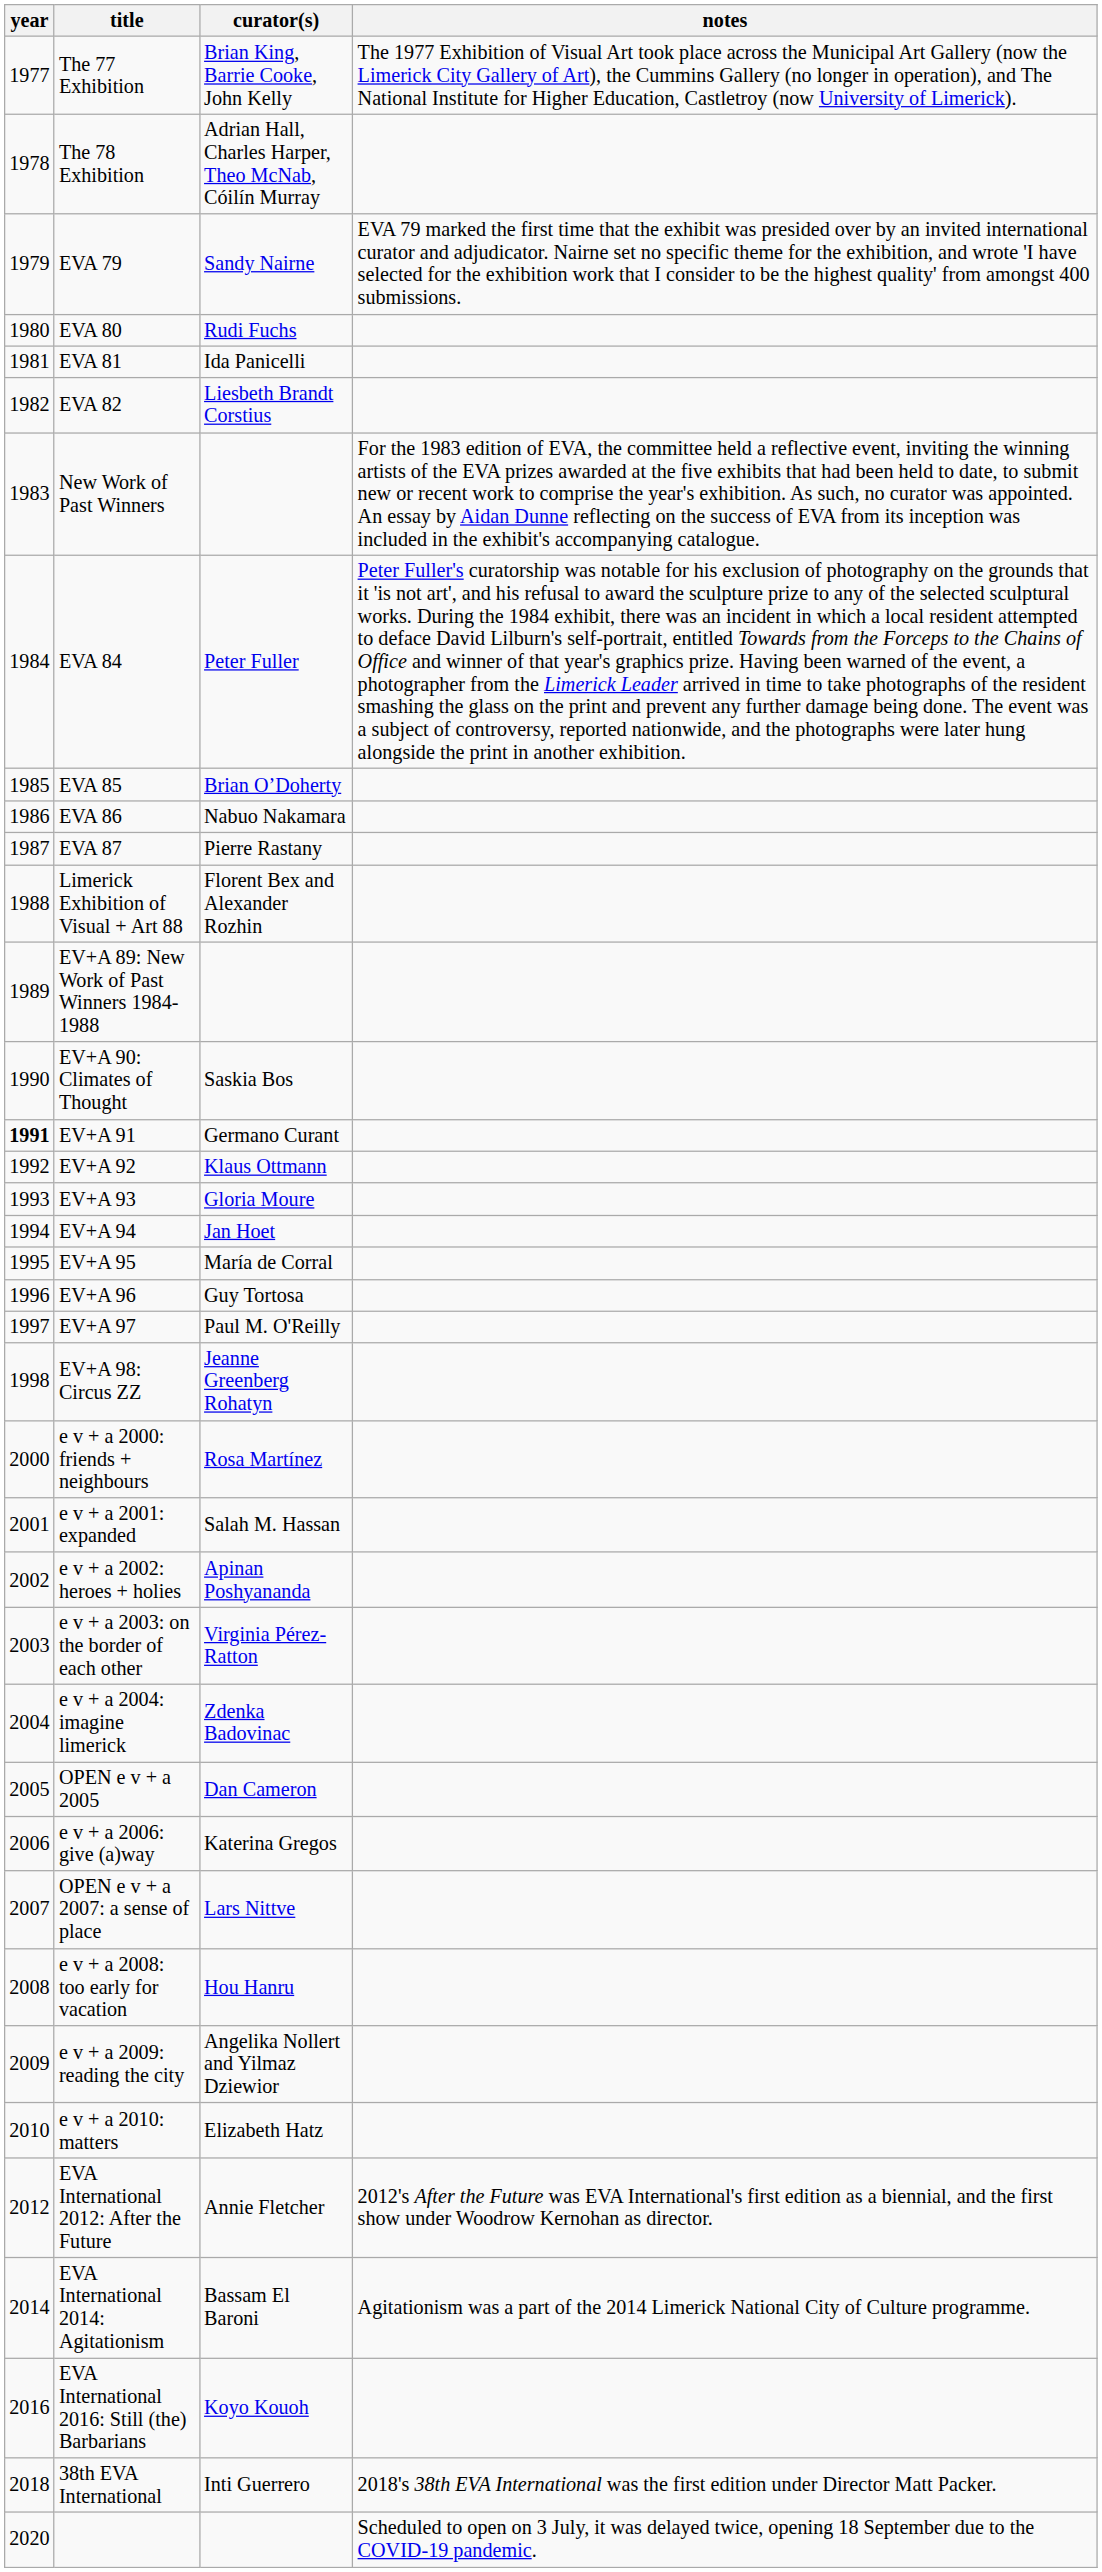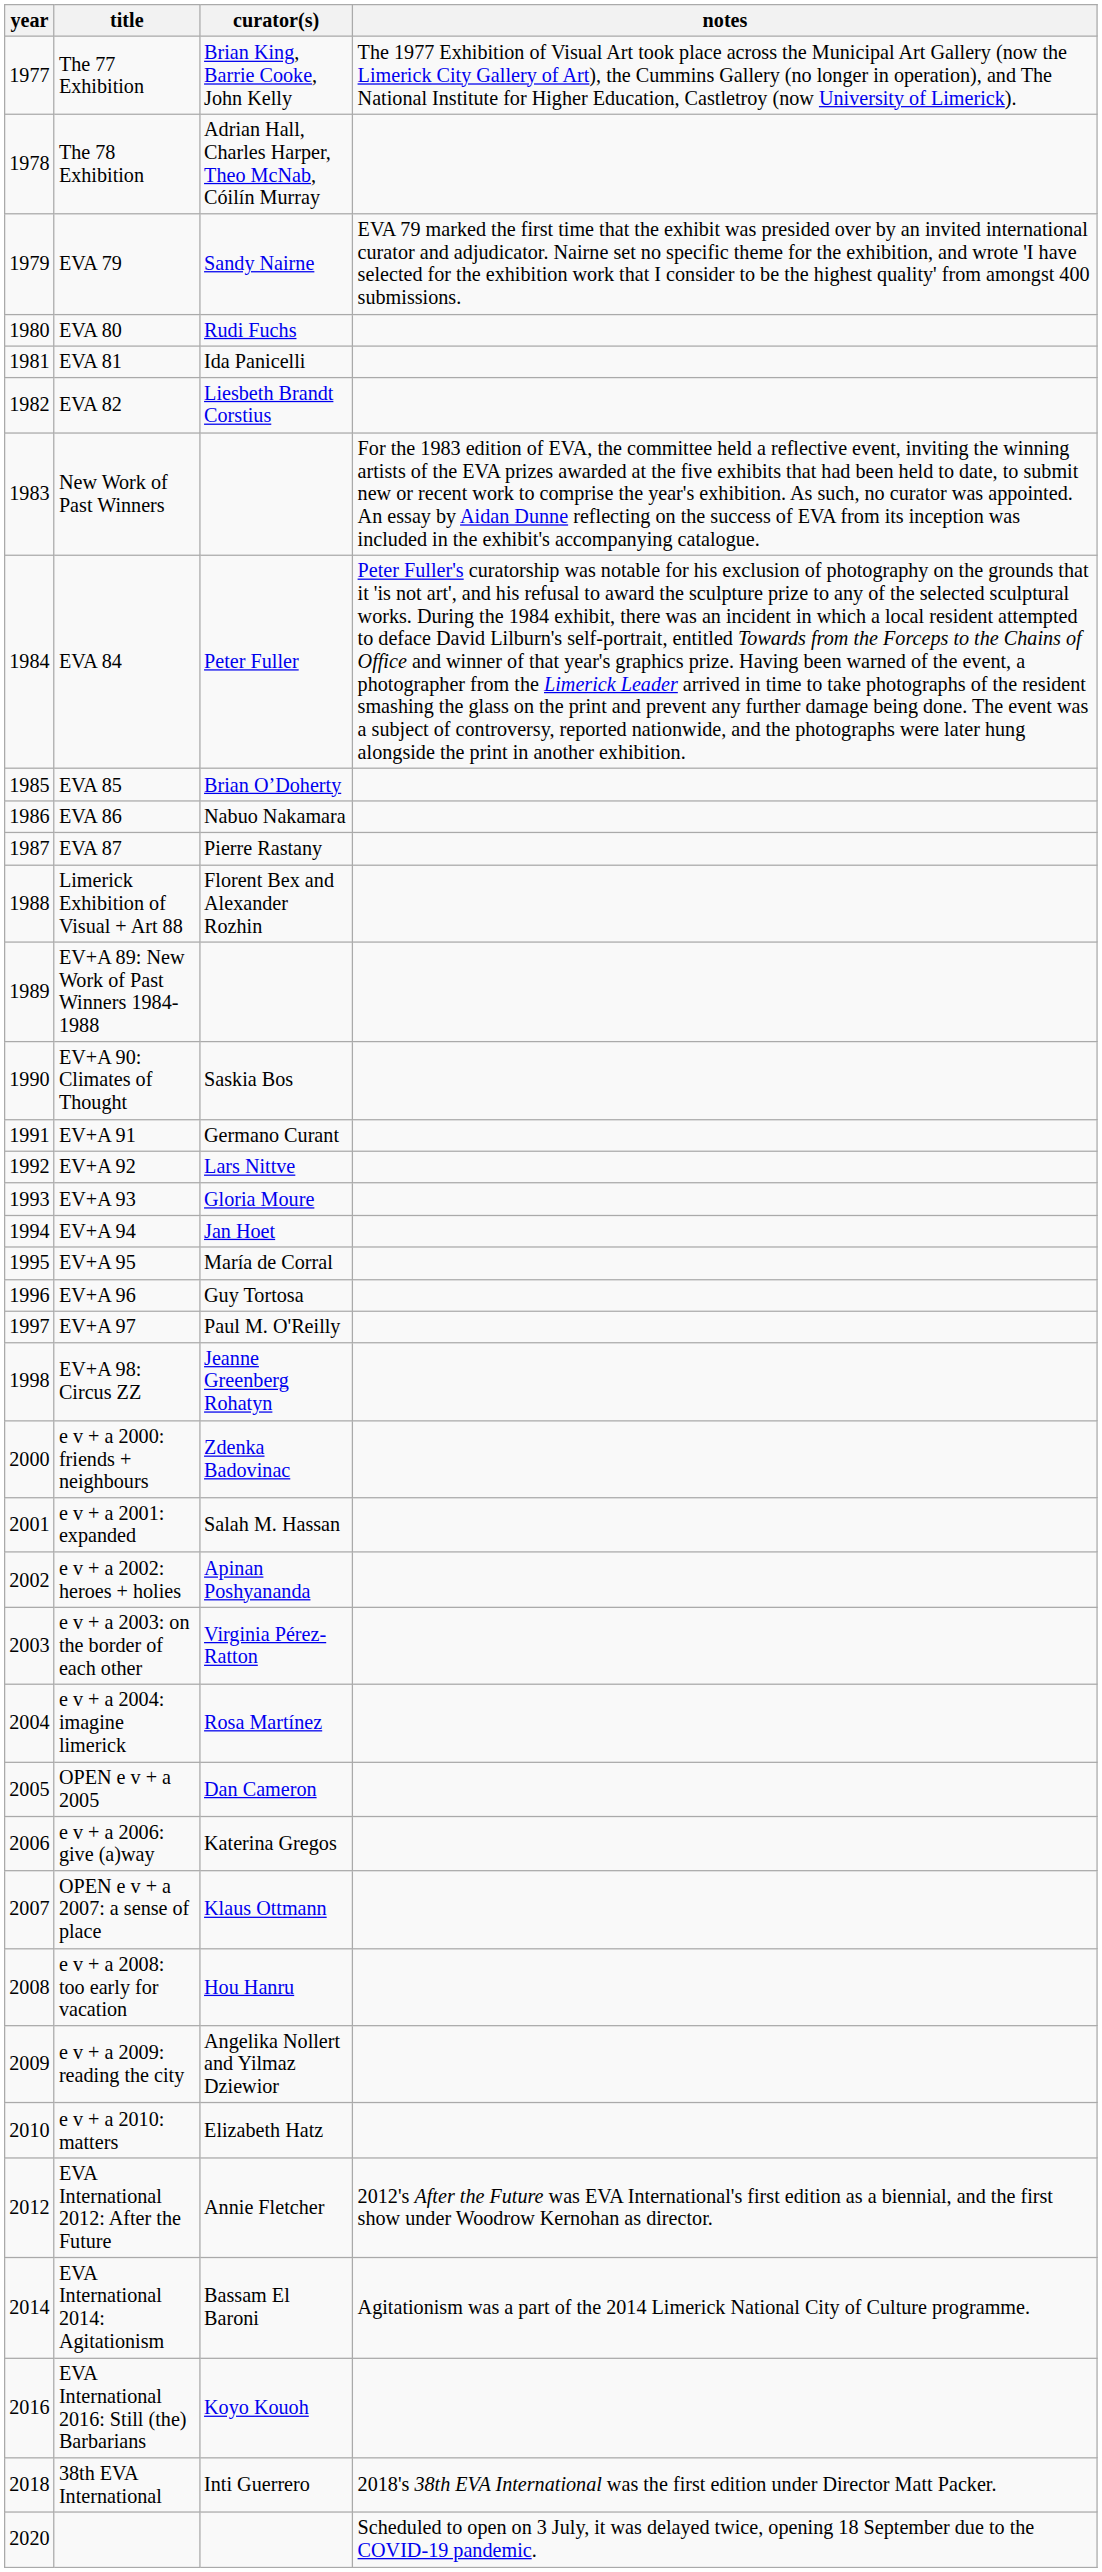(29, 1135) bold -> (29, 1135) normal
(265, 1167) Klaus Ottmann -> (250, 1167) Lars Nittve
(263, 1458) Rosa Martínez -> (247, 1458) Zdenka Badovinac
(247, 1722) Zdenka Badovinac -> (263, 1722) Rosa Martínez
(250, 1909) Lars Nittve -> (265, 1909) Klaus Ottmann
